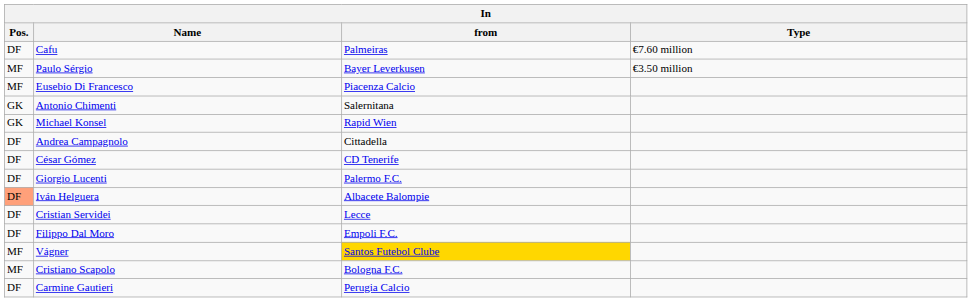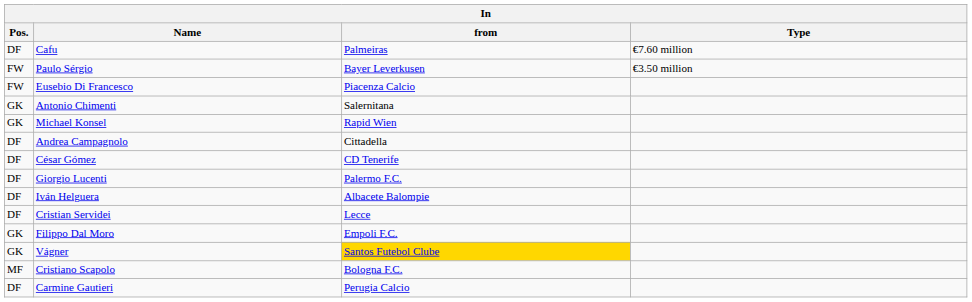(15, 68) MF -> (15, 68) FW
(15, 87) MF -> (15, 87) FW
(14, 196) lightsalmon background -> (14, 196) no background
(14, 233) DF -> (15, 233) GK
(15, 251) MF -> (15, 251) GK
